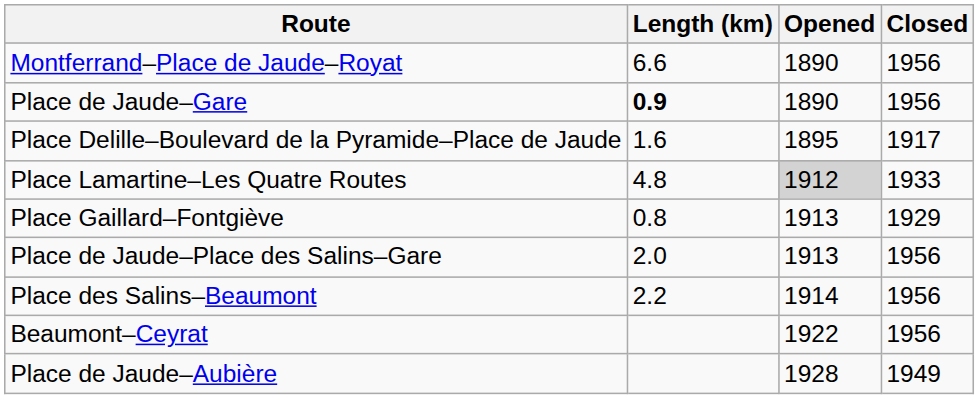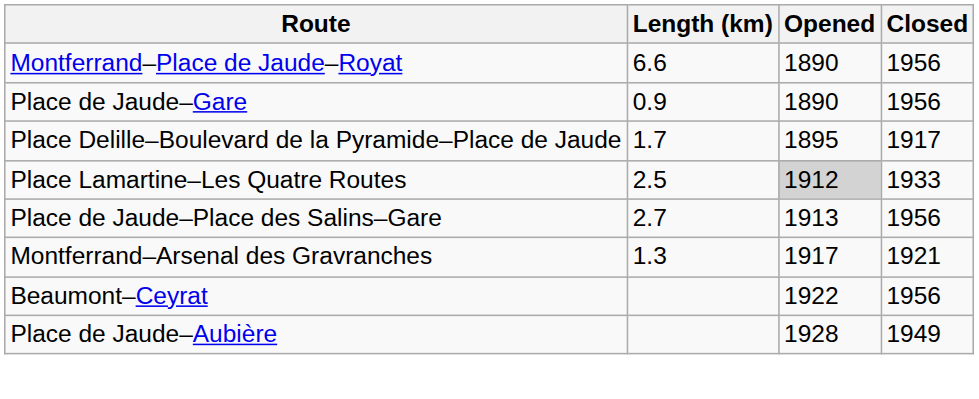(650, 101) bold -> (650, 101) normal
(650, 140) 1.6 -> (650, 140) 1.7
(650, 179) 4.8 -> (650, 179) 2.5
- row: (147, 218)
(650, 256) 2.0 -> (650, 218) 2.7
- row: (164, 295)
+ row: (221, 256)
